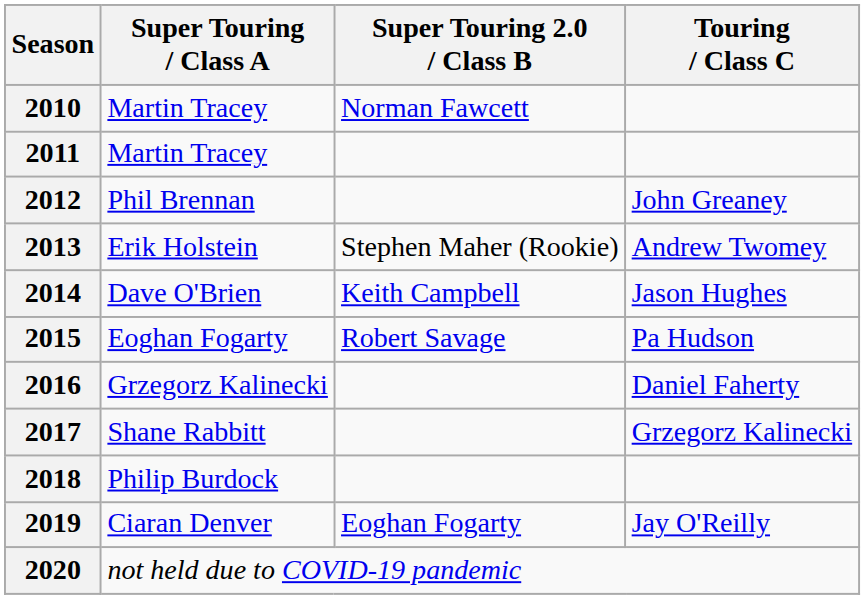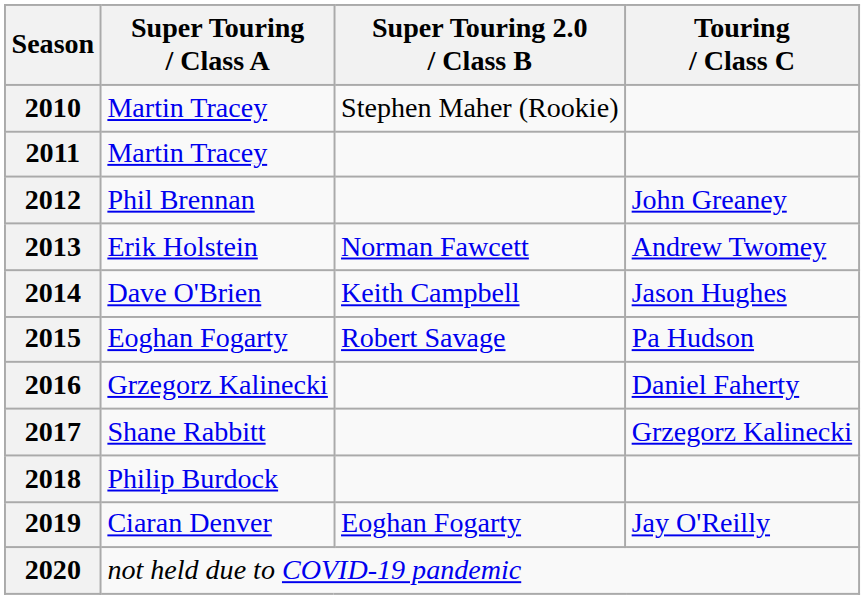(435, 107) Norman Fawcett -> (480, 107) Stephen Maher (Rookie)
(480, 246) Stephen Maher (Rookie) -> (435, 246) Norman Fawcett
